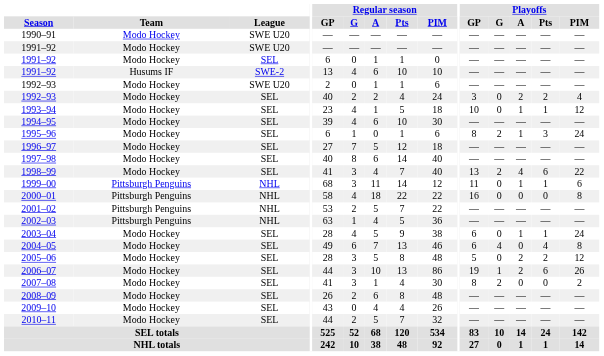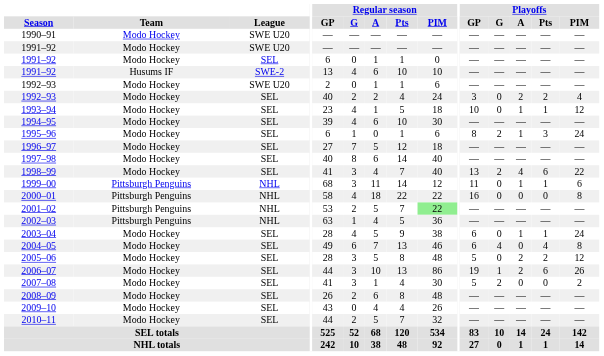(437, 208) no background -> (437, 208) lightgreen background
(474, 283) 8 -> (474, 283) 5
